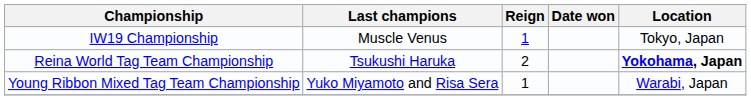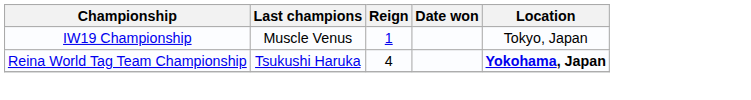(525, 60) 2 -> (389, 60) 4
- row: (154, 83)
